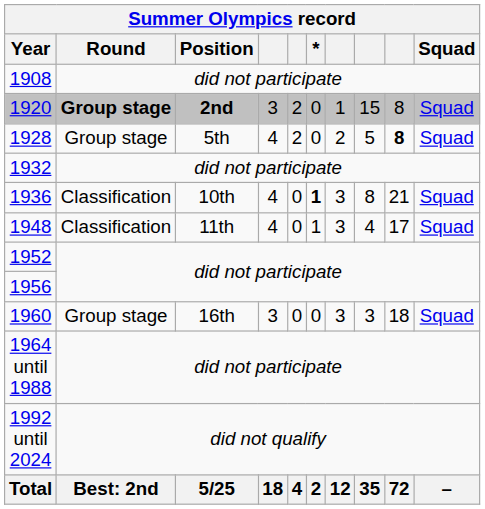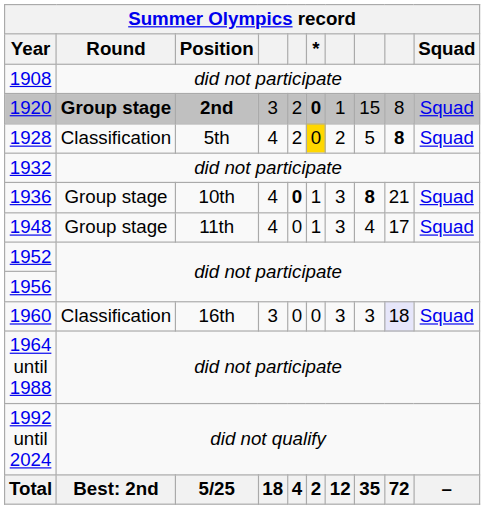(316, 108) normal -> (316, 108) bold
(116, 138) Group stage -> (116, 138) Classification
(316, 138) no background -> (316, 138) gold background
(116, 197) Classification -> (116, 197) Group stage
(297, 197) normal -> (297, 197) bold
(316, 197) bold -> (316, 197) normal
(370, 197) normal -> (370, 197) bold
(116, 227) Classification -> (116, 227) Group stage
(116, 316) Group stage -> (116, 316) Classification
(399, 316) no background -> (399, 316) lavender background
